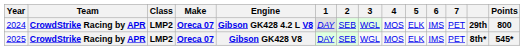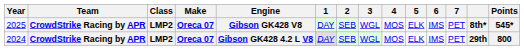rows swapped: (16, 24) <-> (16, 38)
